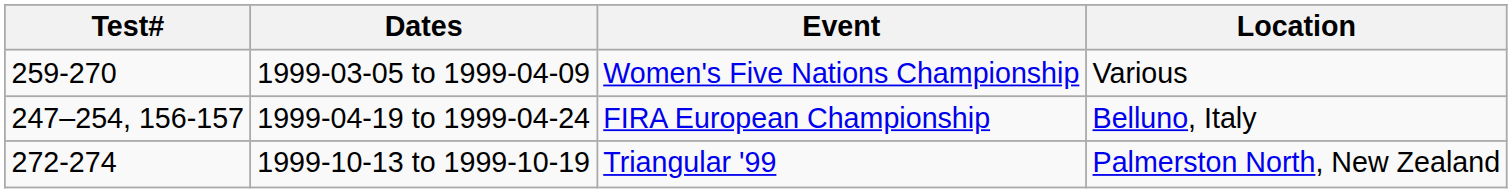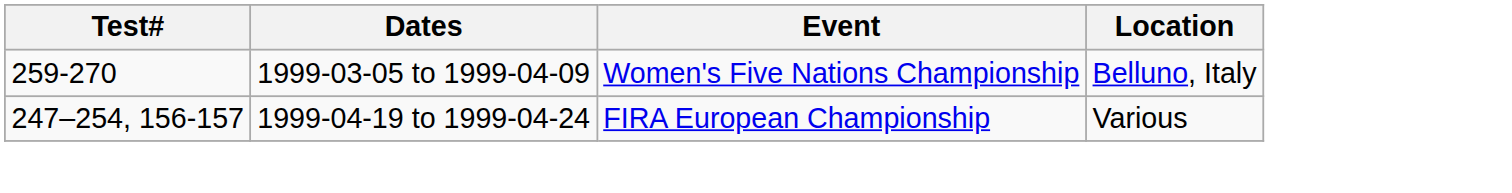(1140, 72) Various -> (1175, 72) Belluno, Italy
(1175, 118) Belluno, Italy -> (1140, 118) Various
- row: (424, 163)
